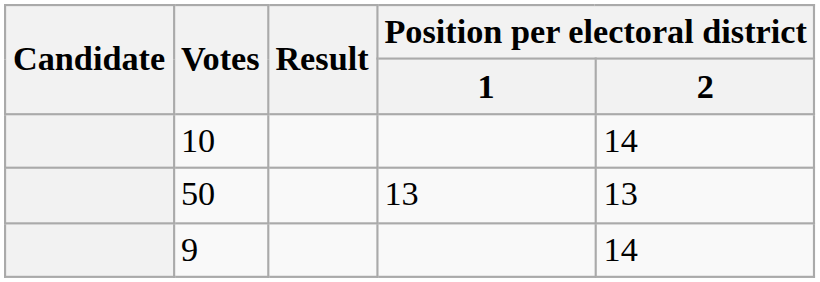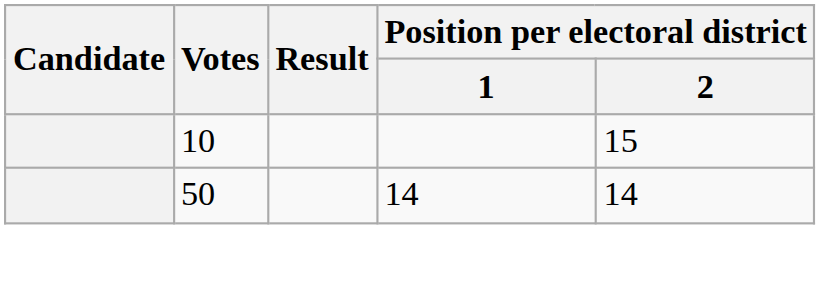(621, 140) 14 -> (621, 140) 15
(402, 194) 13 -> (402, 194) 14
(621, 194) 13 -> (621, 194) 14
- row: (190, 248)
